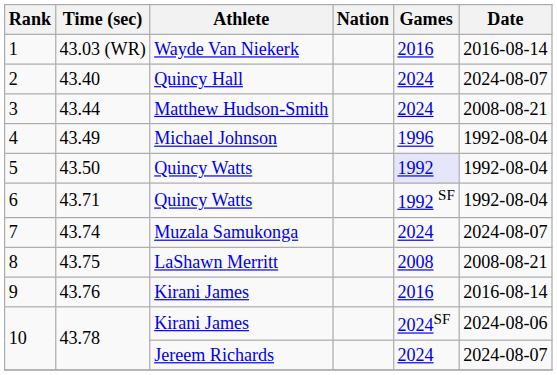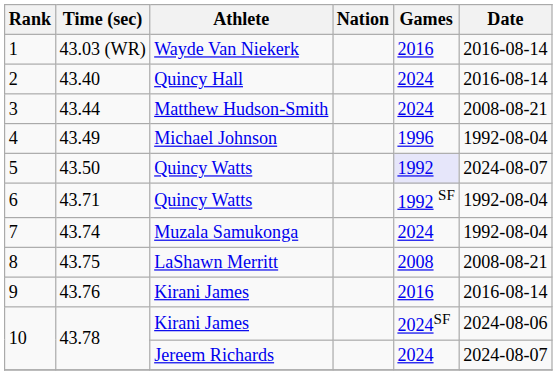(505, 79) 2024-08-07 -> (505, 79) 2016-08-14
(505, 168) 1992-08-04 -> (505, 168) 2024-08-07
(505, 232) 2024-08-07 -> (505, 232) 1992-08-04
